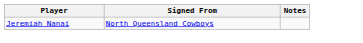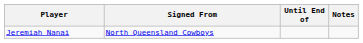+ column: (305, 15)
